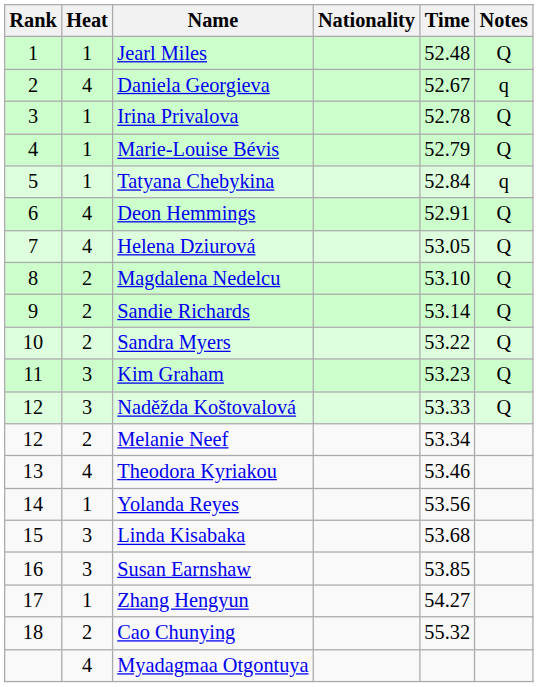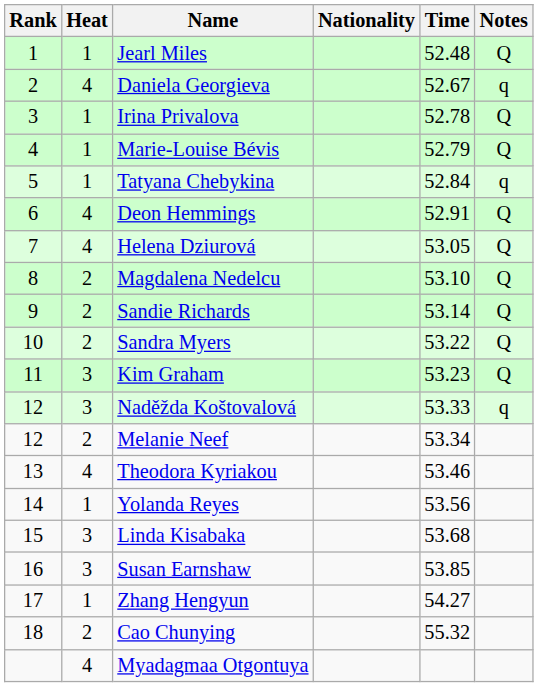(504, 407) Q -> (504, 407) q
